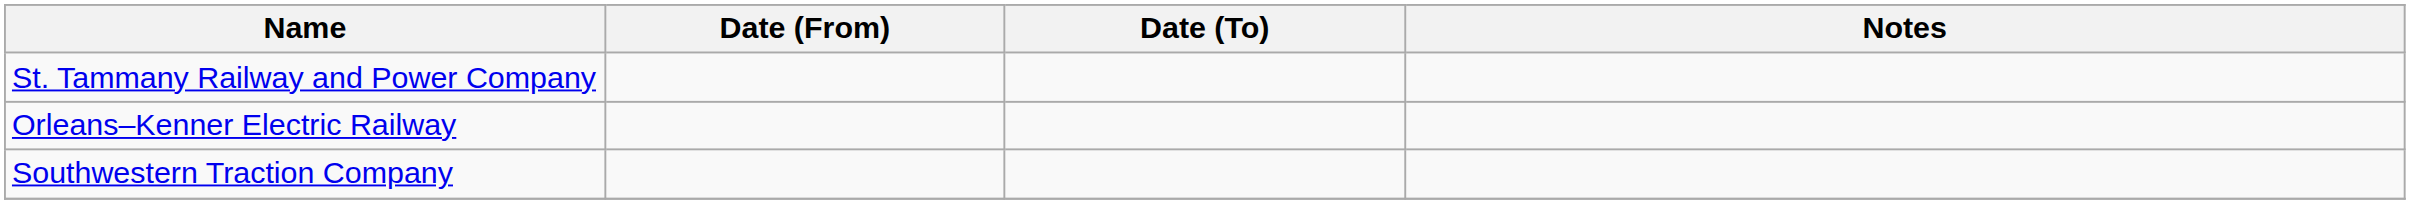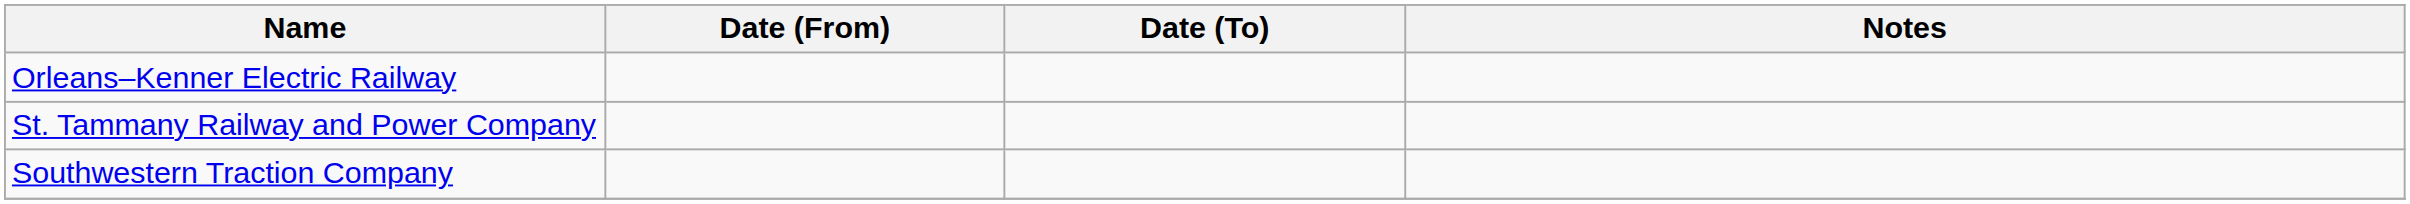rows swapped: (234, 125) <-> (304, 76)
